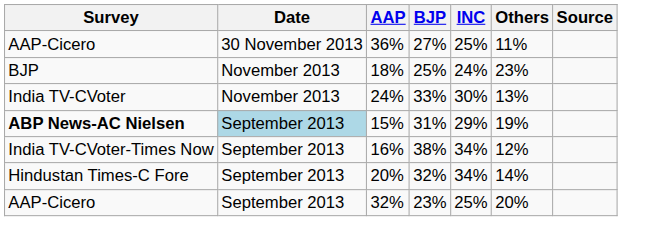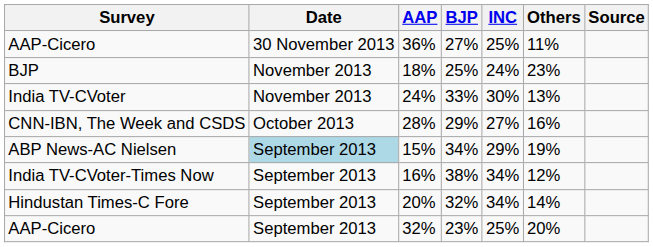+ row: (419, 123)
(97, 123) bold -> (92, 149) normal
(430, 123) 31% -> (462, 149) 34%
